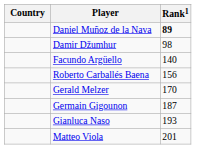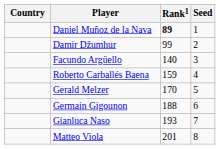+ column: (203, 13)
(167, 45) 98 -> (167, 45) 99
(170, 75) 156 -> (170, 75) 159
(170, 106) 187 -> (170, 106) 188
